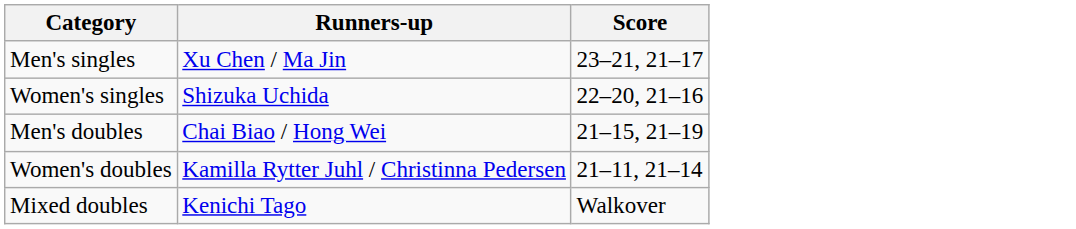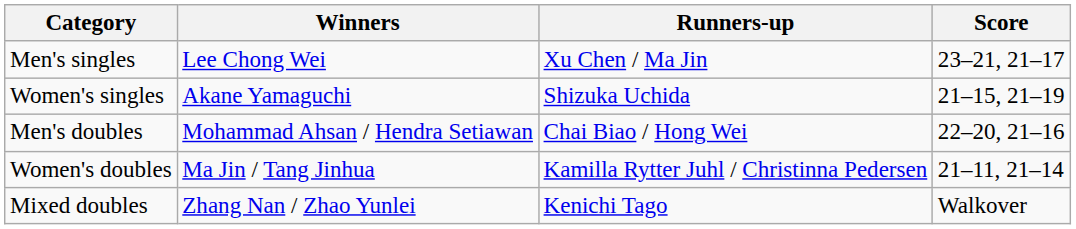+ column: (358, 22)
(640, 95) 22–20, 21–16 -> (1001, 95) 21–15, 21–19
(640, 132) 21–15, 21–19 -> (1001, 132) 22–20, 21–16
